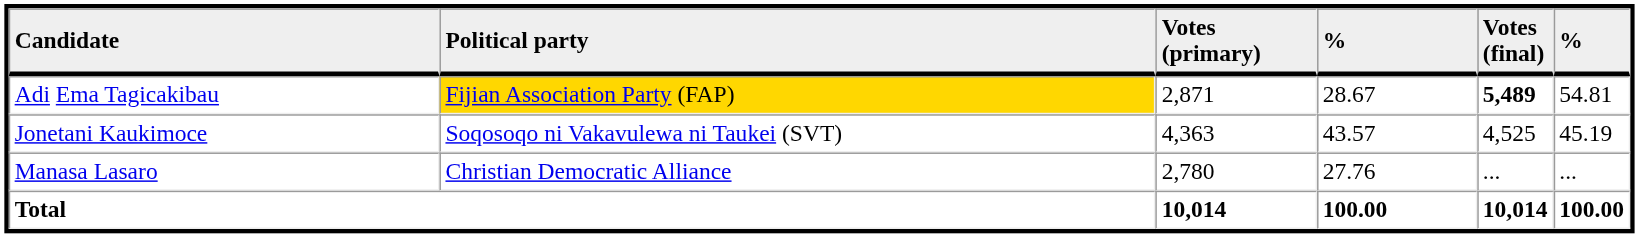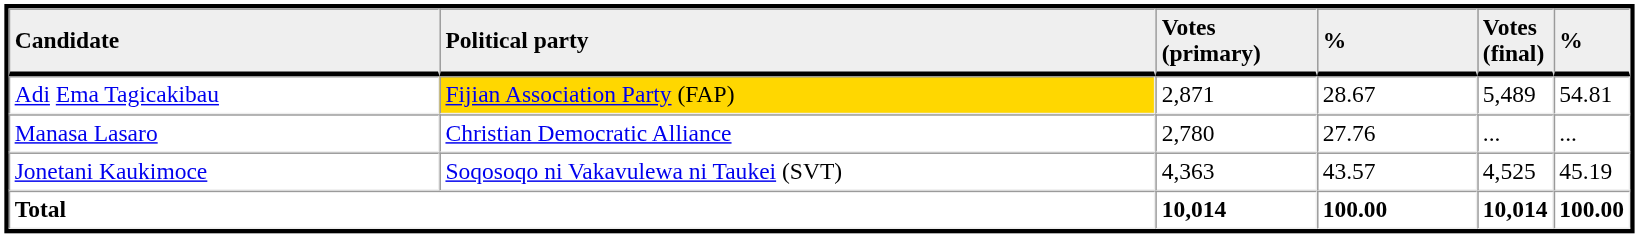(1509, 94) bold -> (1509, 94) normal
rows swapped: (111, 133) <-> (86, 171)
